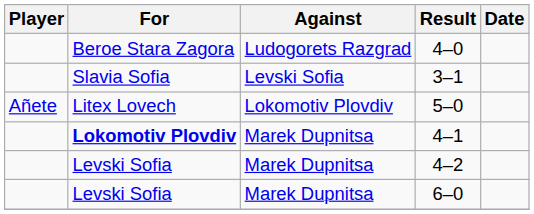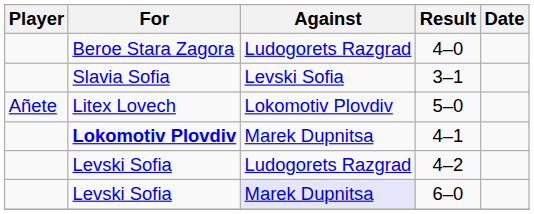(309, 164) Marek Dupnitsa -> (328, 164) Ludogorets Razgrad
(309, 194) no background -> (309, 194) lavender background
